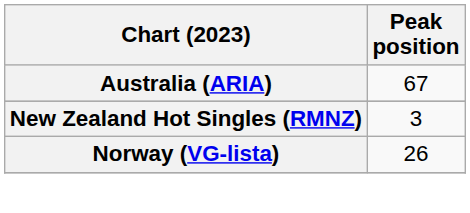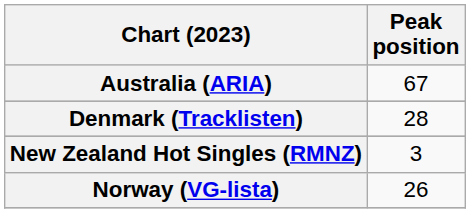+ row: (186, 118)
